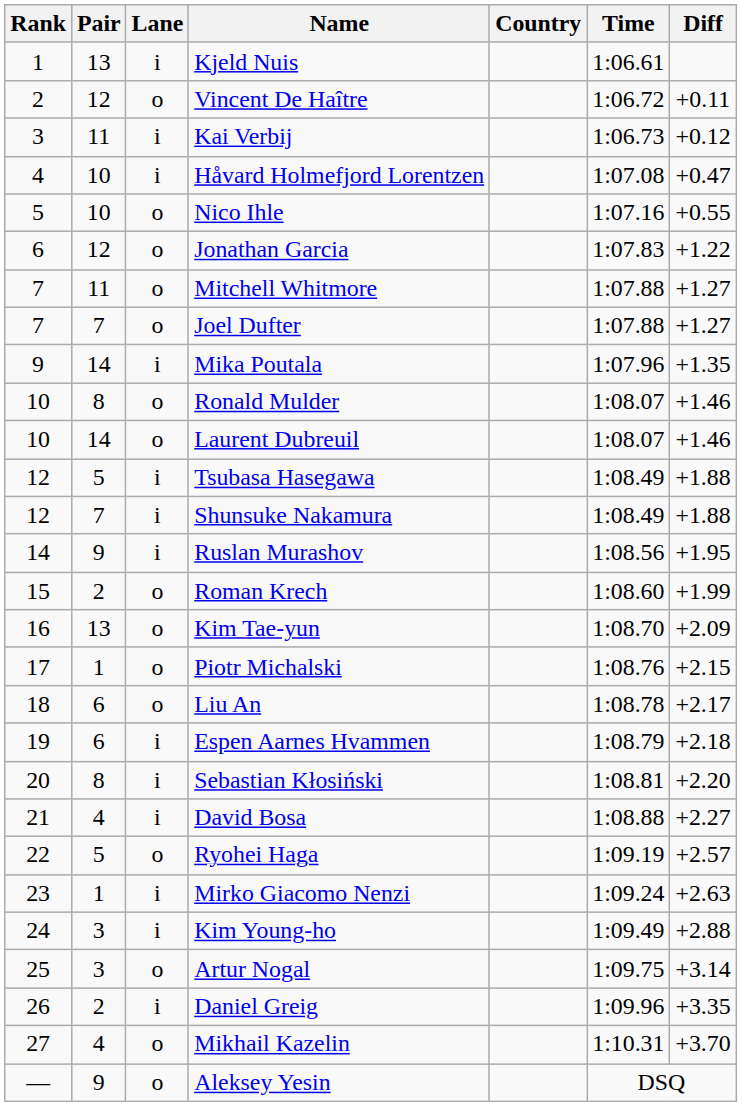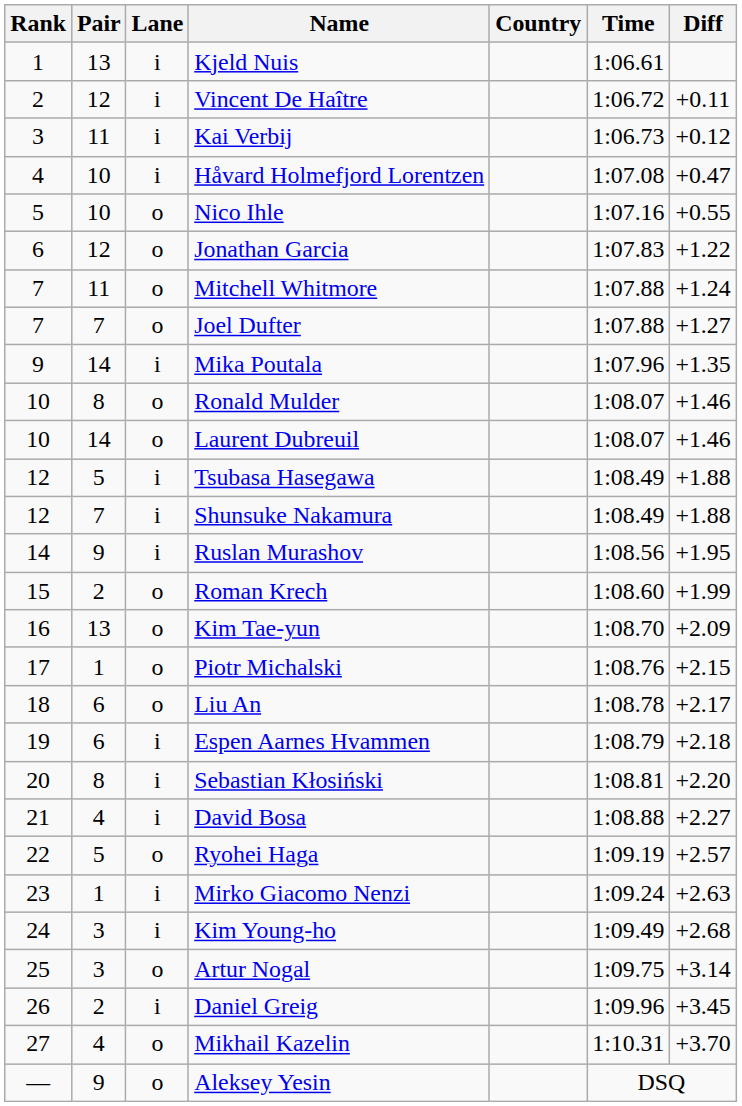(157, 99) o -> (157, 99) i
(703, 288) +1.27 -> (703, 288) +1.24
(703, 930) +2.88 -> (703, 930) +2.68
(703, 1006) +3.35 -> (703, 1006) +3.45
